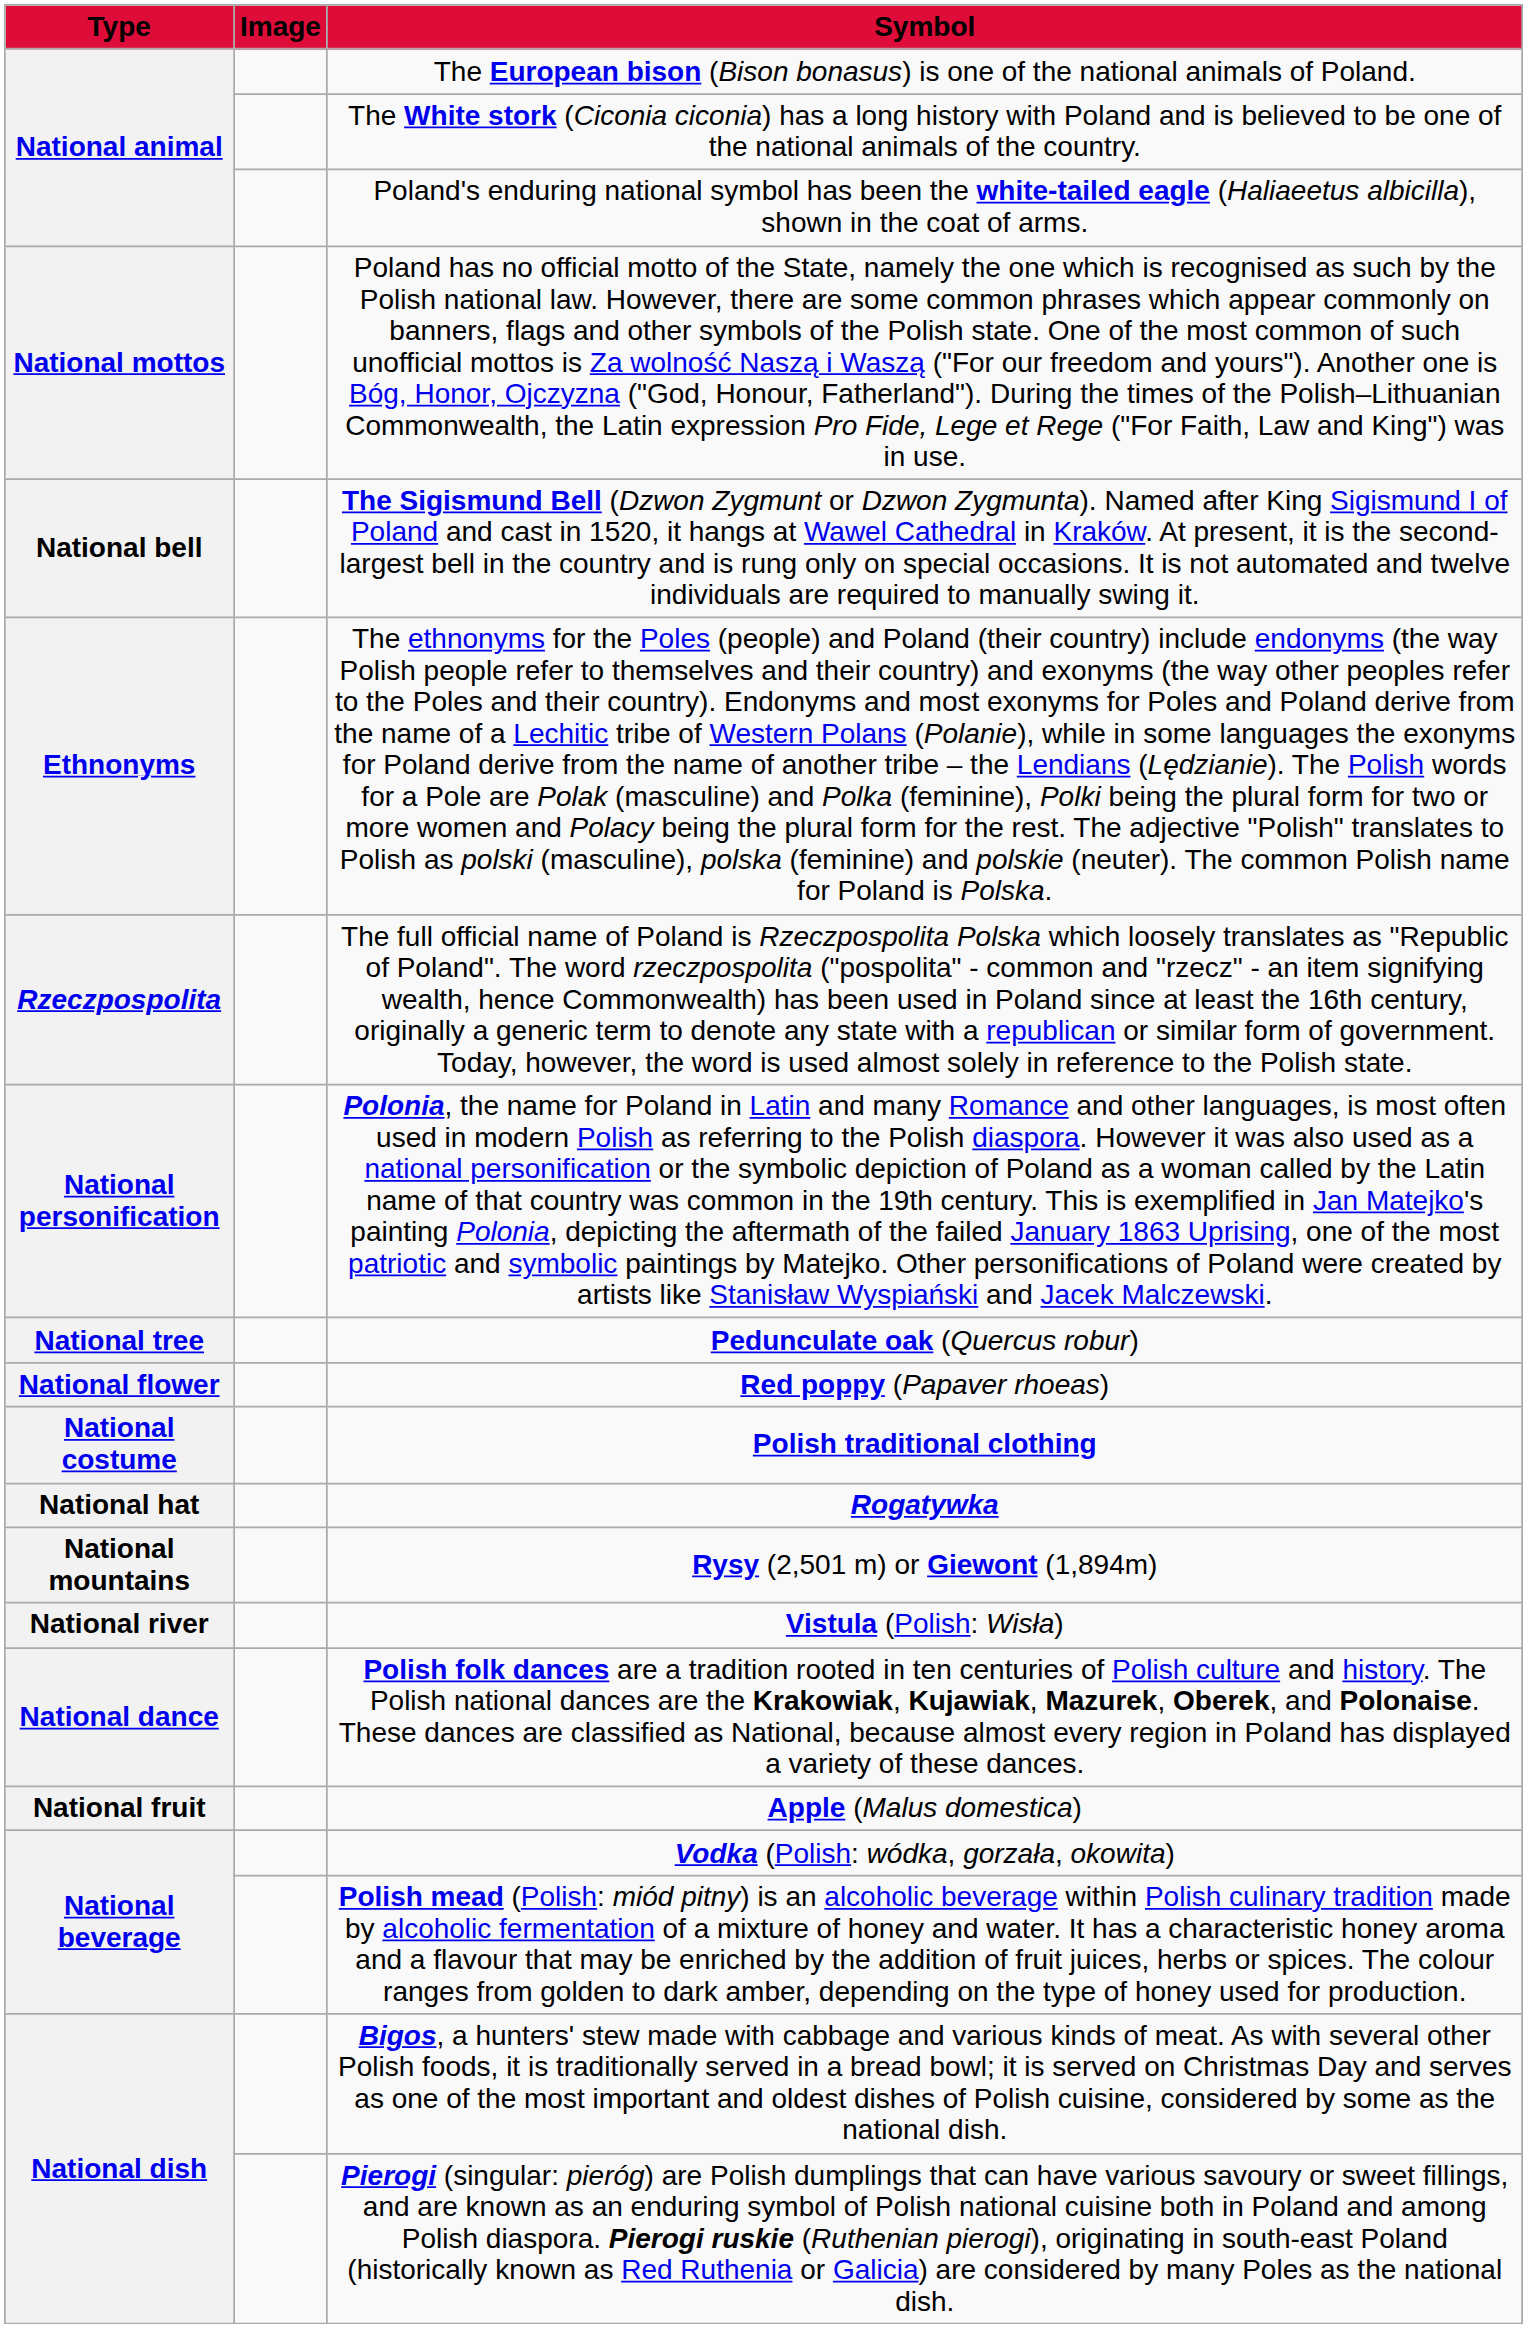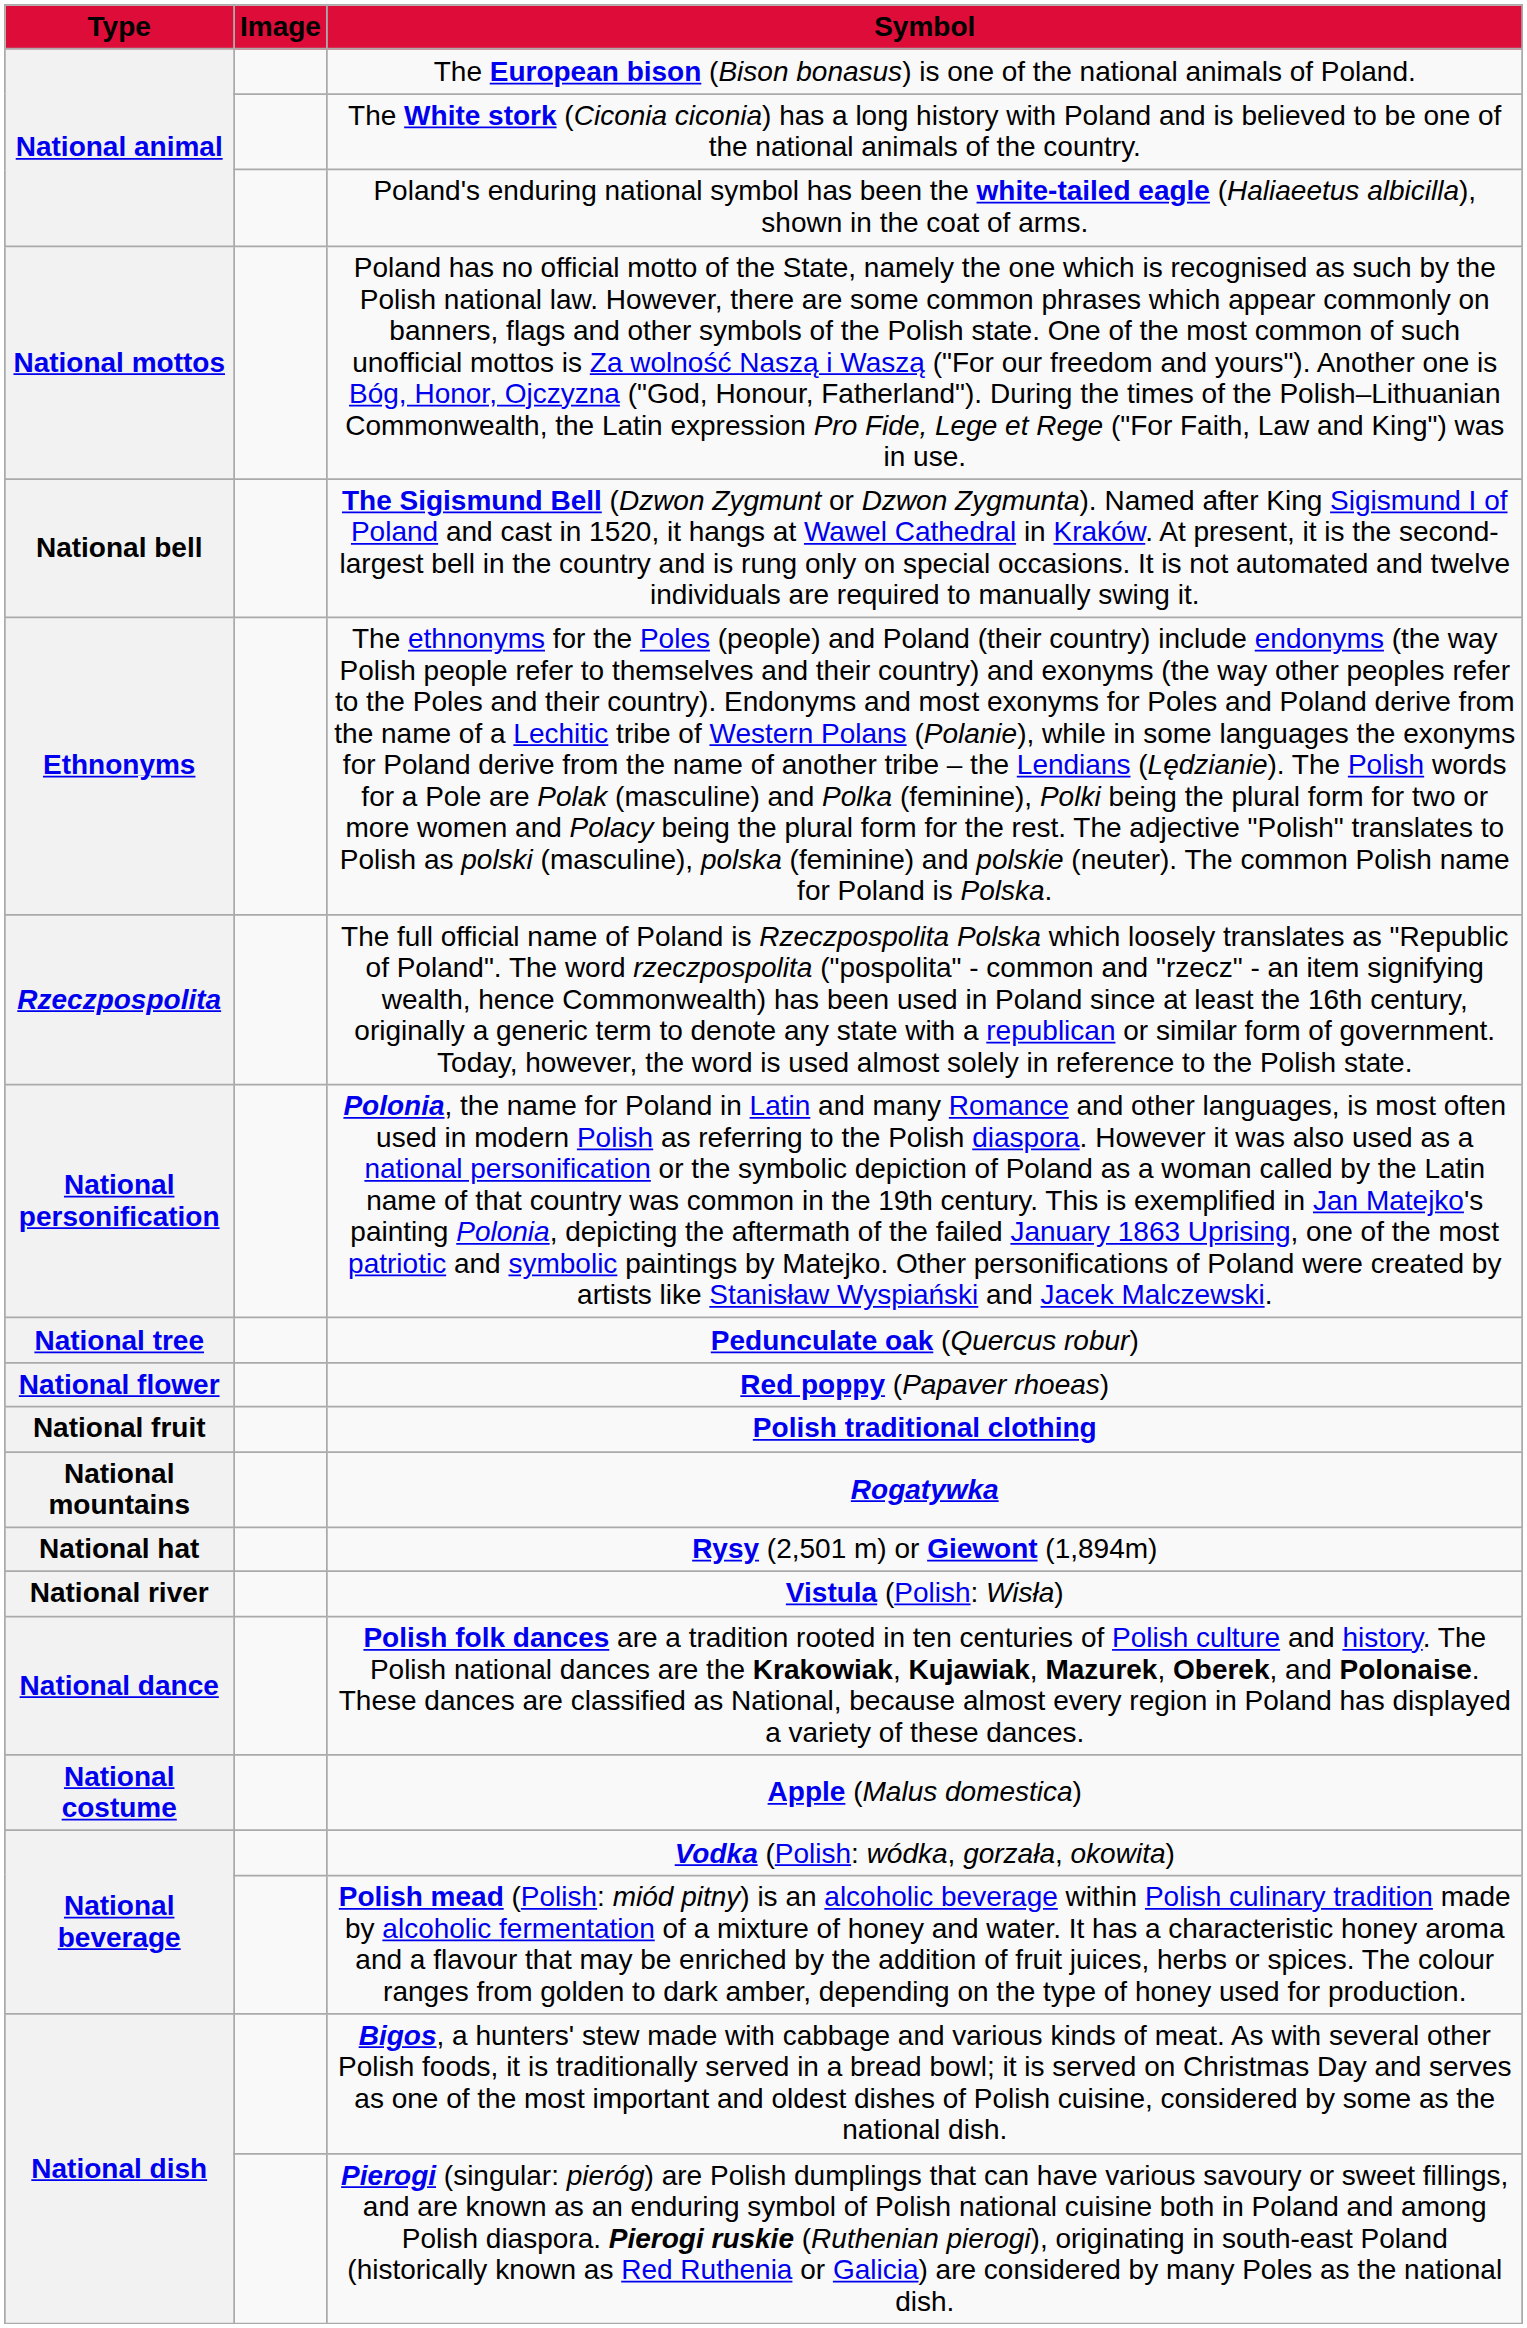(119, 1444) National costume -> (119, 1428) National fruit
(119, 1504) National hat -> (119, 1488) National mountains
(119, 1564) National mountains -> (119, 1548) National hat
(119, 1808) National fruit -> (119, 1792) National costume
